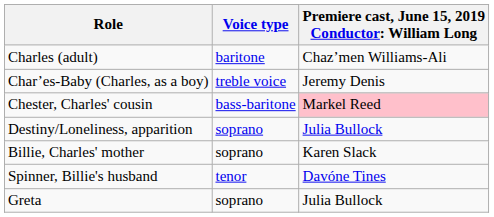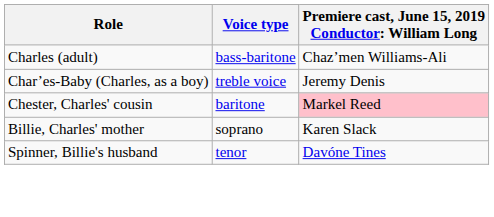(240, 57) baritone -> (256, 57) bass-baritone
(256, 104) bass-baritone -> (240, 104) baritone
- row: (100, 128)
- row: (25, 200)
